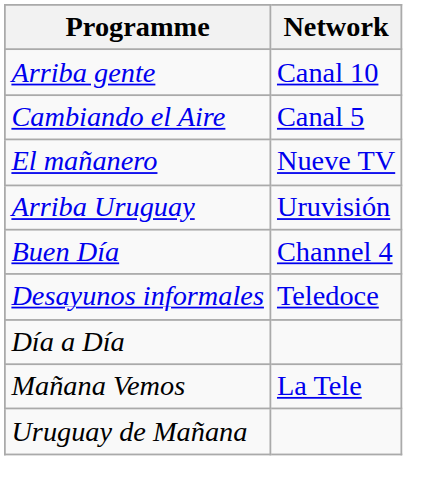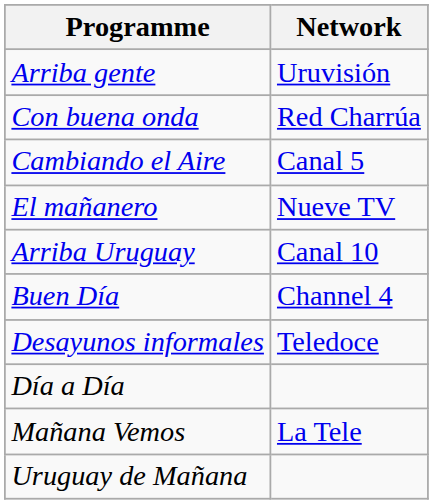(328, 71) Canal 10 -> (334, 71) Uruvisión
+ row: (105, 116)
(334, 206) Uruvisión -> (328, 251) Canal 10
